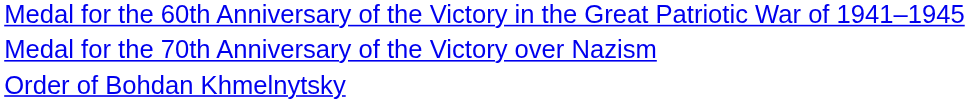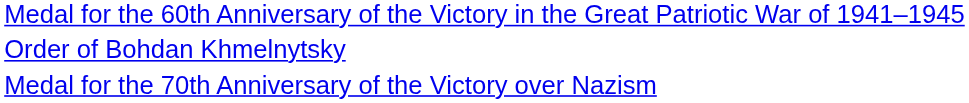rows swapped: (331, 50) <-> (175, 85)
